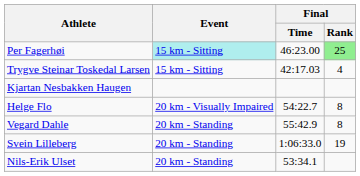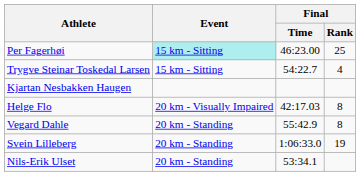(340, 51) lightgreen background -> (340, 51) no background
(300, 69) 42:17.03 -> (300, 69) 54:22.7
(300, 106) 54:22.7 -> (300, 106) 42:17.03
